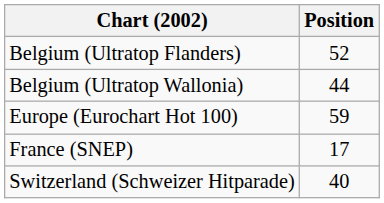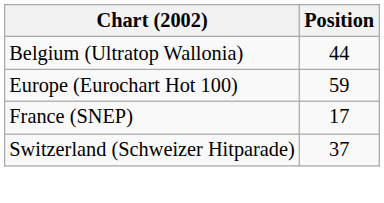- row: (125, 52)
(339, 181) 40 -> (339, 149) 37
